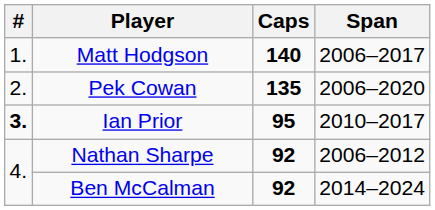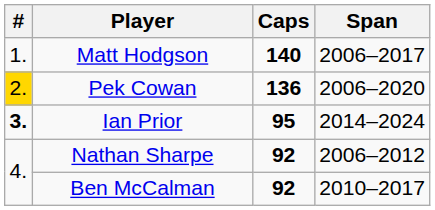(18, 88) no background -> (18, 88) gold background
(284, 88) 135 -> (284, 88) 136
(372, 121) 2010–2017 -> (372, 121) 2014–2024
(372, 188) 2014–2024 -> (372, 188) 2010–2017
